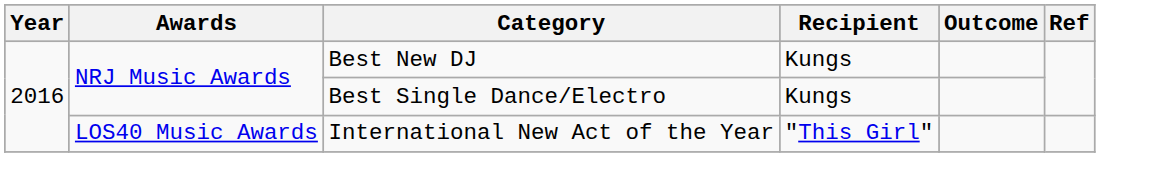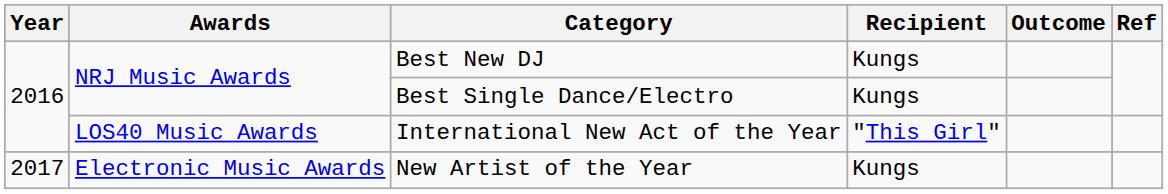+ row: (545, 170)
